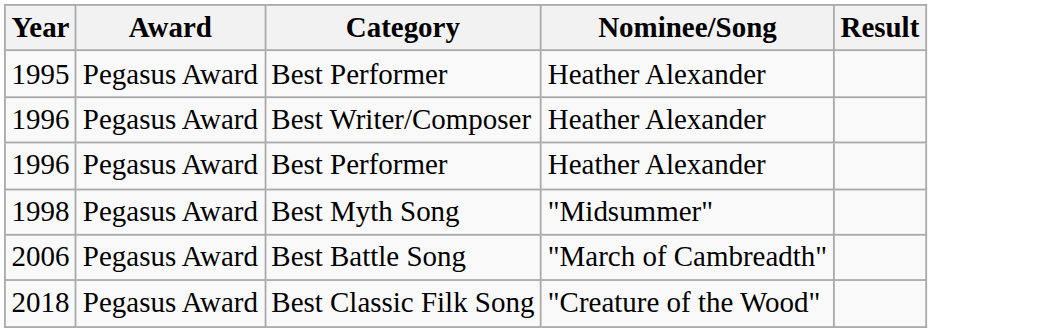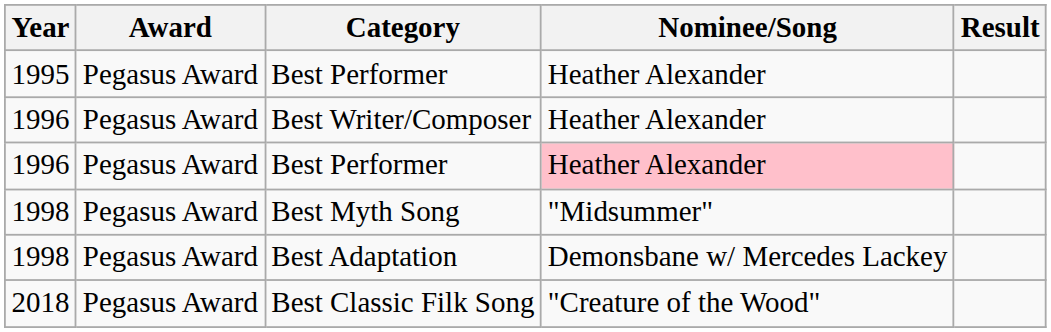(657, 165) no background -> (657, 165) pink background
+ row: (41, 257)
- row: (41, 257)
